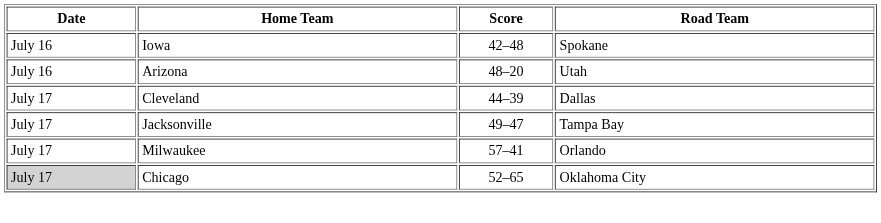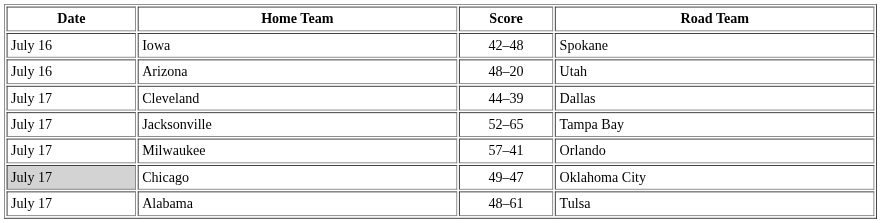(506, 124) 49–47 -> (506, 124) 52–65
(506, 177) 52–65 -> (506, 177) 49–47
+ row: (168, 203)
